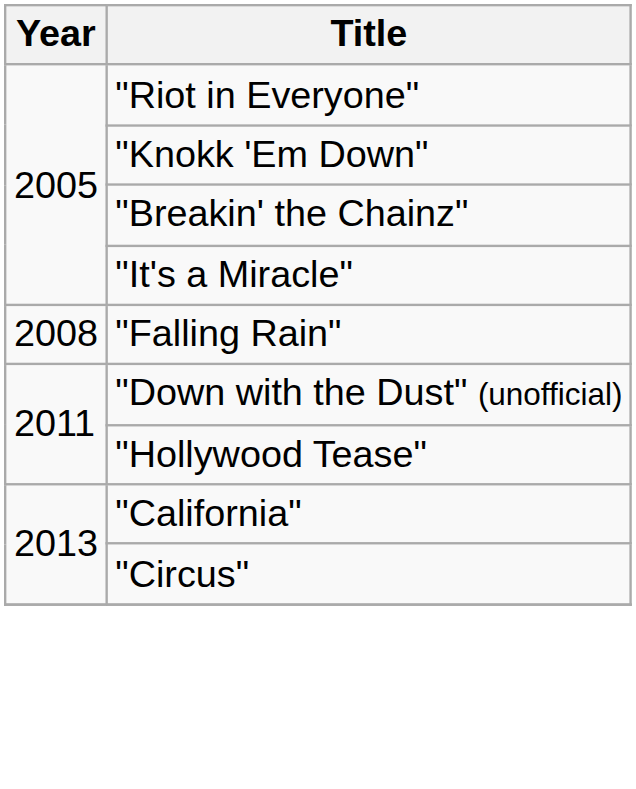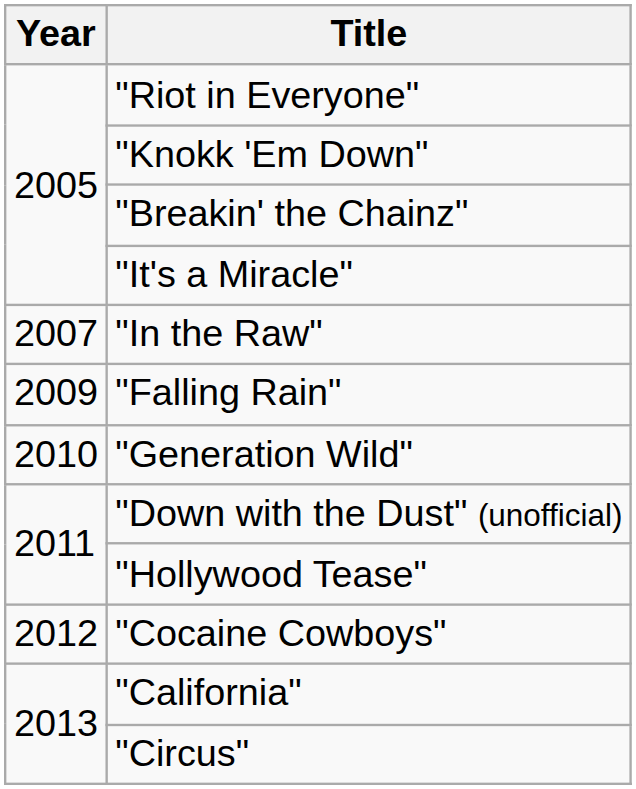+ row: (219, 333)
(56, 333) 2008 -> (56, 393) 2009
+ row: (264, 453)
+ row: (281, 633)
